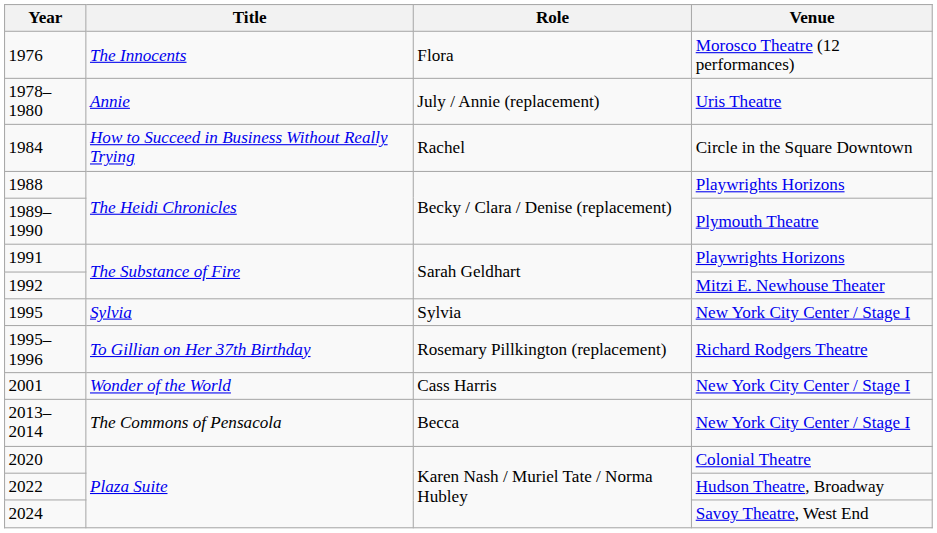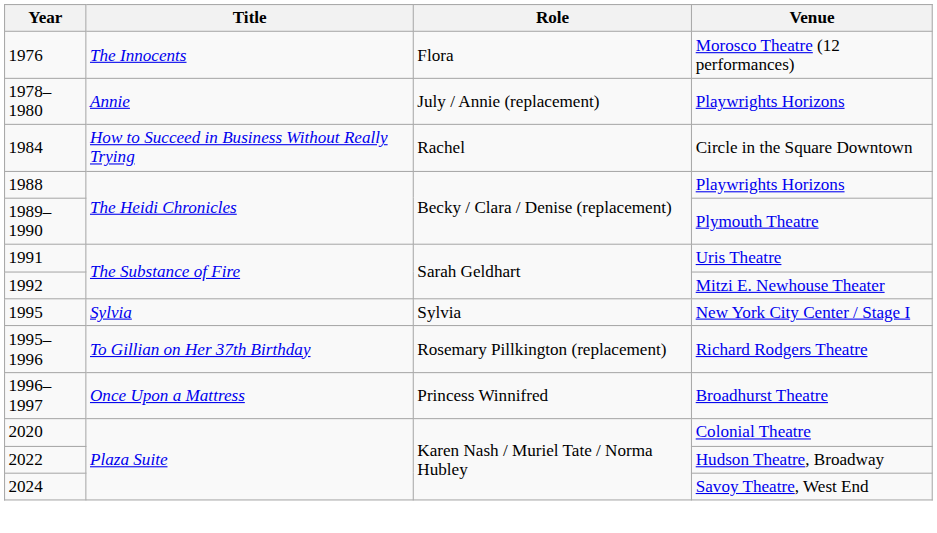(739, 101) Uris Theatre -> (770, 101) Playwrights Horizons
(770, 258) Playwrights Horizons -> (739, 258) Uris Theatre
+ row: (30, 395)
- row: (26, 385)
- row: (30, 422)
